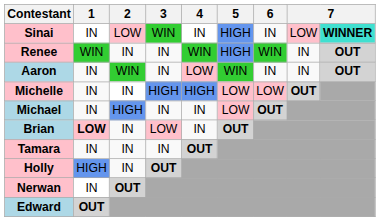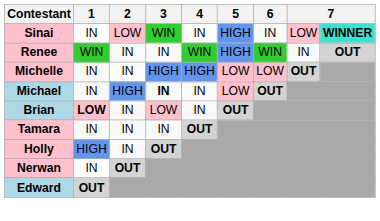- row: (39, 71)
(164, 110) normal -> (164, 91) bold
